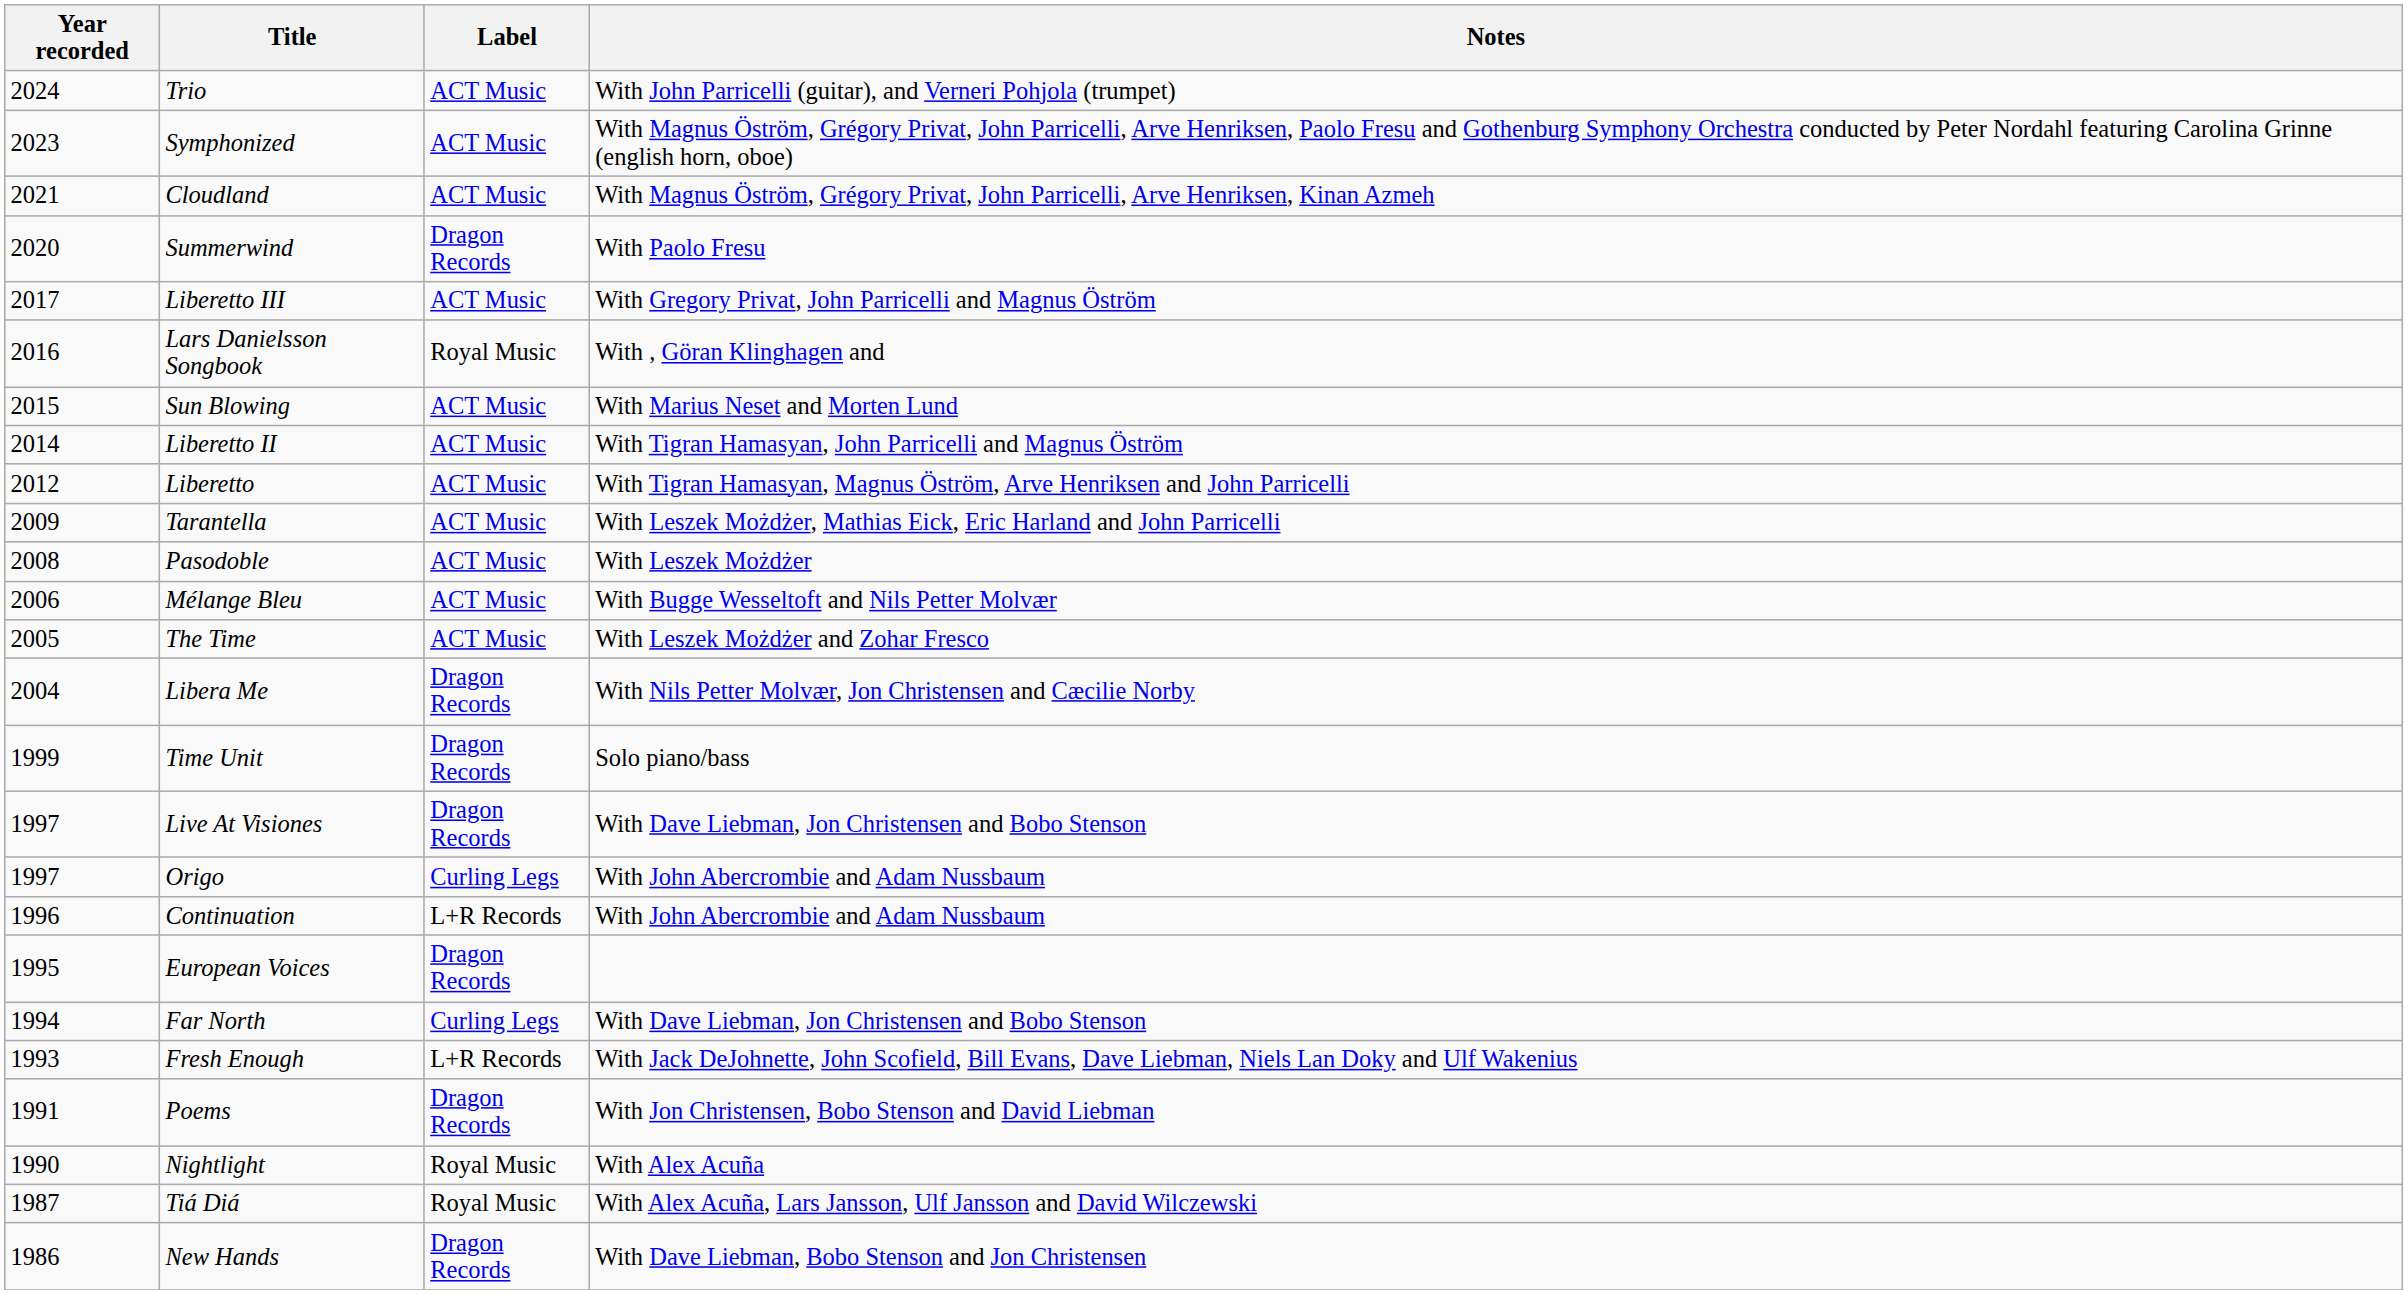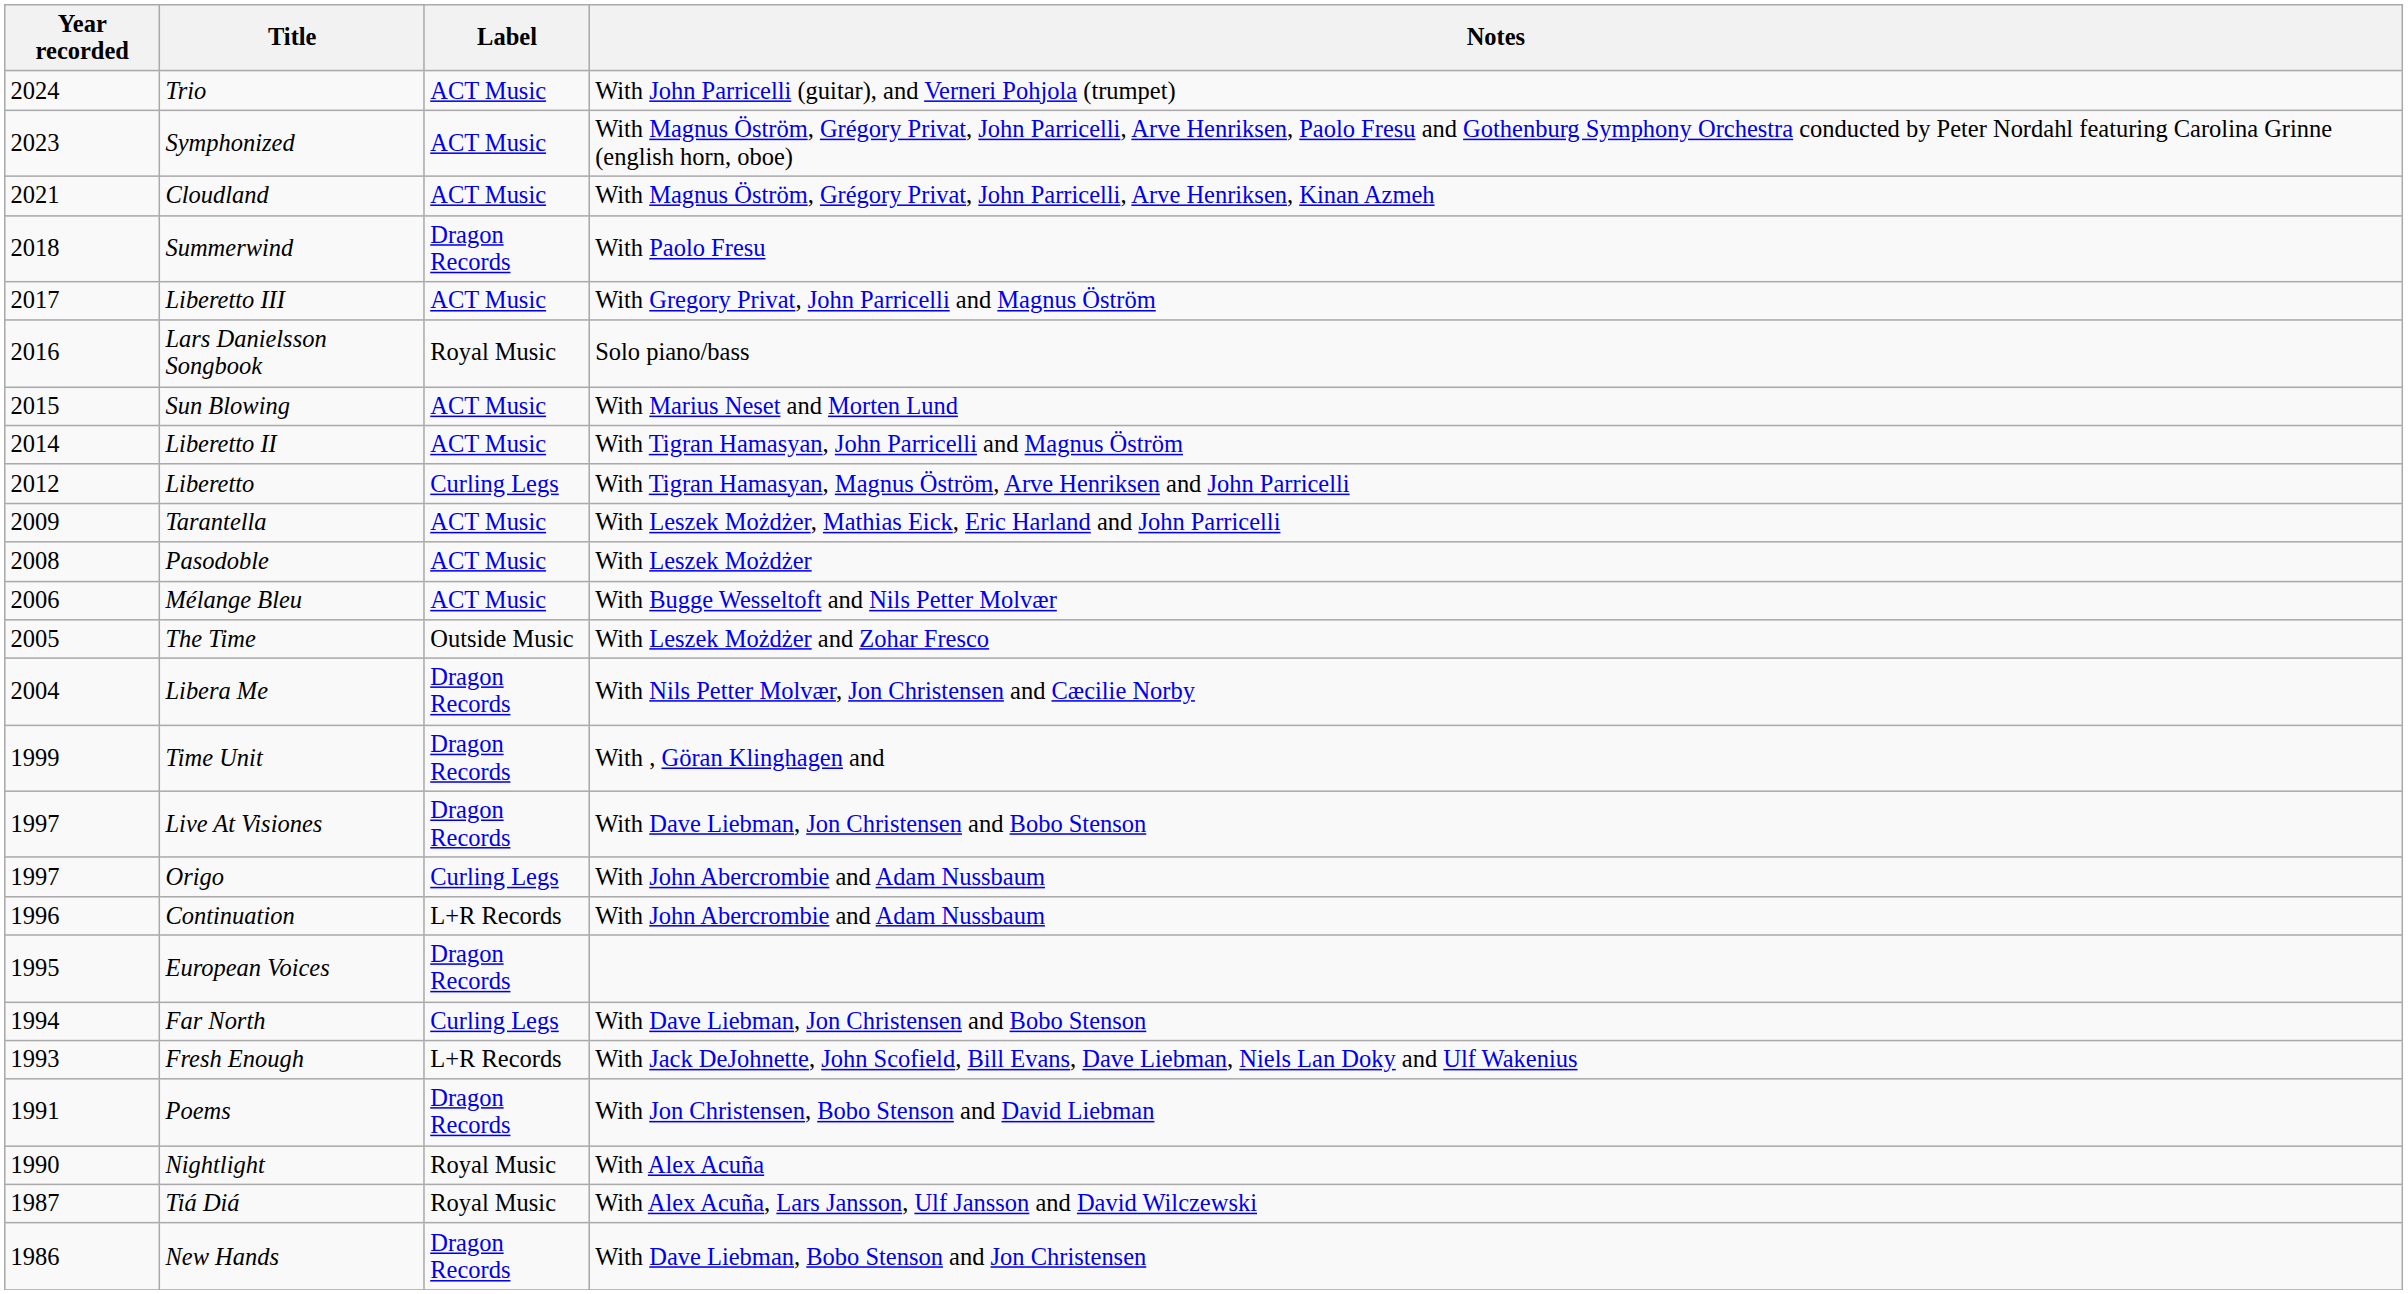(35, 248) 2020 -> (35, 248) 2018
(740, 353) With , Göran Klinghagen and -> (672, 353) Solo piano/bass
(488, 483) ACT Music -> (494, 483) Curling Legs
(488, 638) ACT Music -> (502, 638) Outside Music
(672, 757) Solo piano/bass -> (740, 757) With , Göran Klinghagen and
